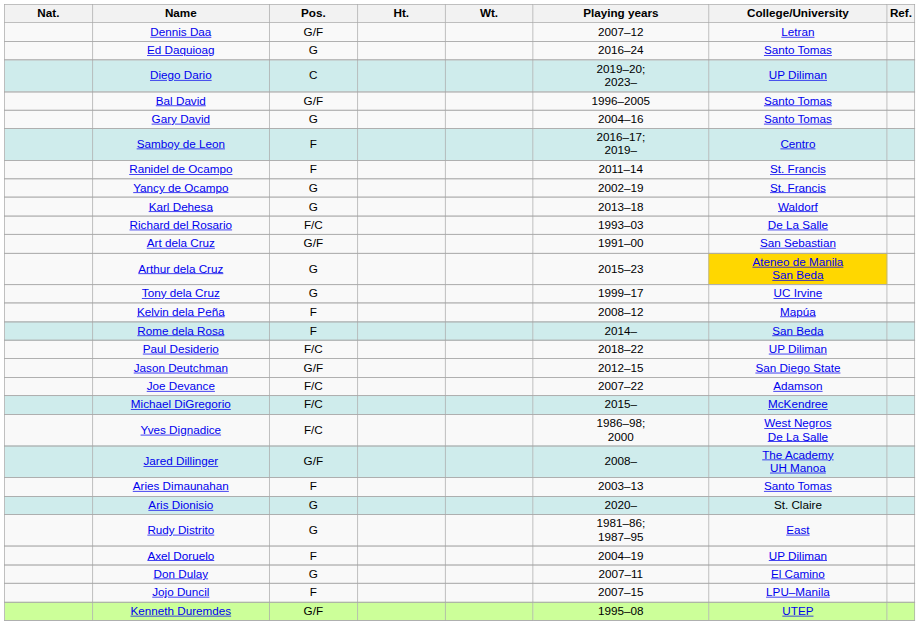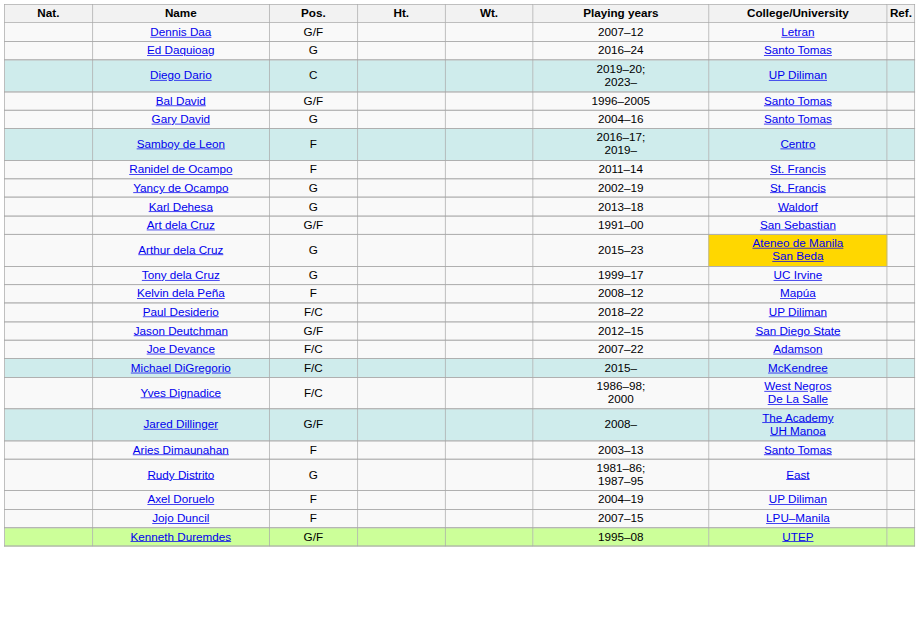- row: (181, 225)
- row: (181, 331)
- row: (181, 505)
- row: (181, 574)
